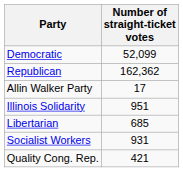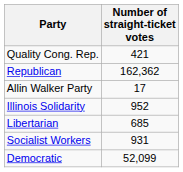rows swapped: (34, 54) <-> (53, 158)
(140, 106) 951 -> (140, 106) 952
